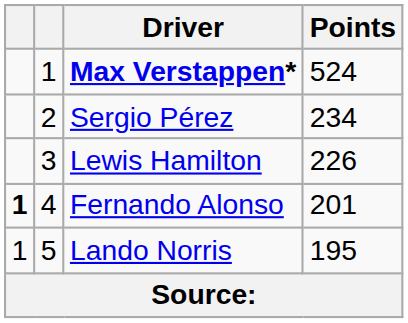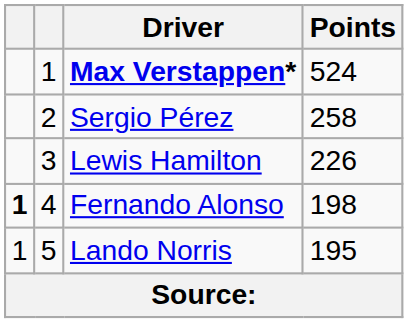(333, 116) 234 -> (333, 116) 258
(333, 205) 201 -> (333, 205) 198
